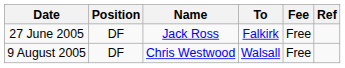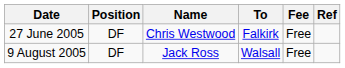(191, 34) Jack Ross -> (191, 34) Chris Westwood
(191, 53) Chris Westwood -> (191, 53) Jack Ross
